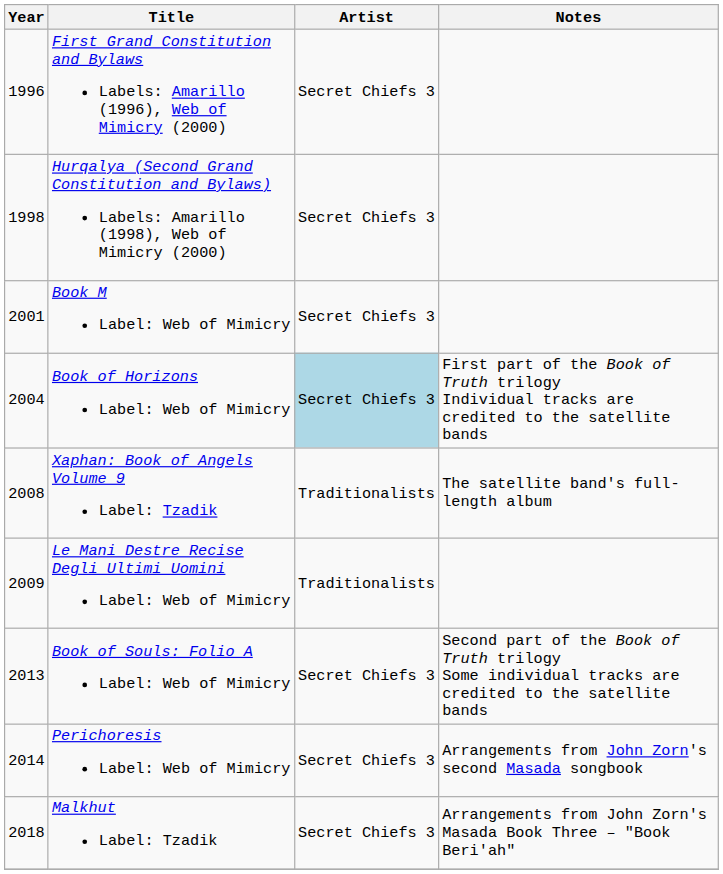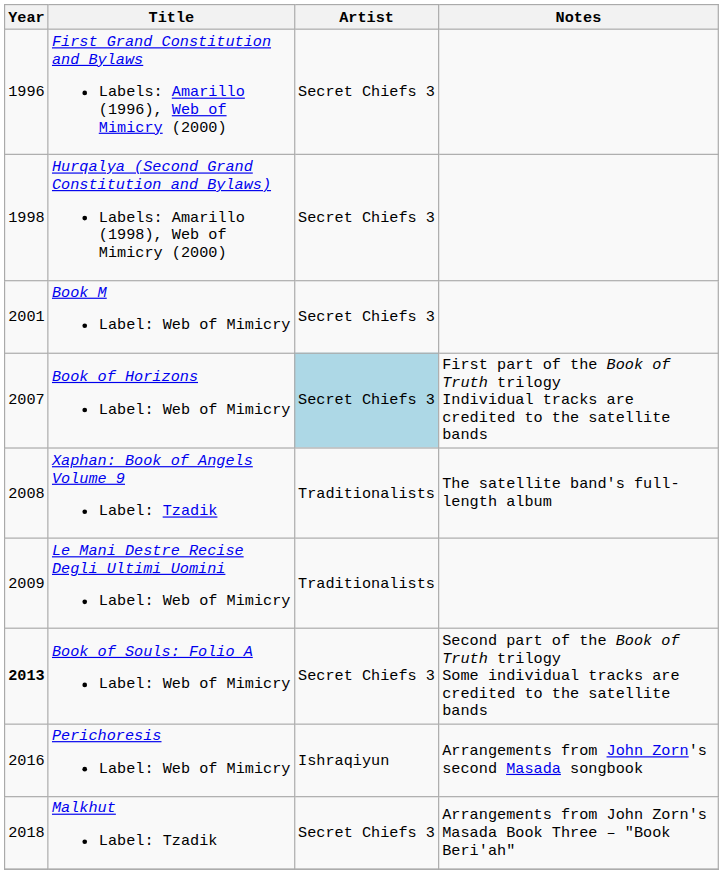(26, 400) 2004 -> (26, 400) 2007
(26, 676) normal -> (26, 676) bold
(26, 760) 2014 -> (26, 760) 2016
(367, 760) Secret Chiefs 3 -> (344, 760) Ishraqiyun
